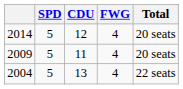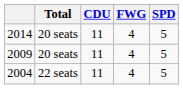columns swapped: (50, 14) <-> (156, 14)
(81, 34) 12 -> (97, 34) 11
(81, 73) 13 -> (97, 73) 11
